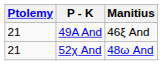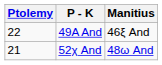(14, 32) 21 -> (14, 32) 22
